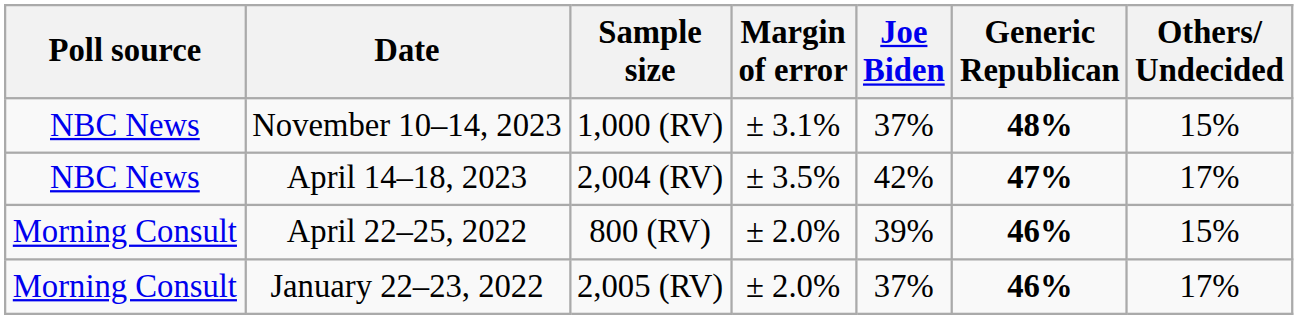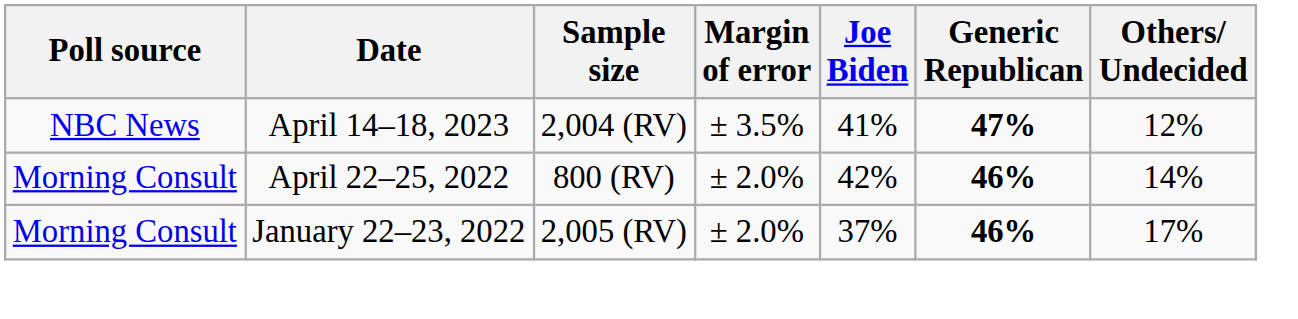- row: (407, 124)
(904, 178) 42% -> (868, 124) 41%
(1210, 178) 17% -> (1173, 124) 12%
(904, 232) 39% -> (868, 178) 42%
(1210, 232) 15% -> (1173, 178) 14%
